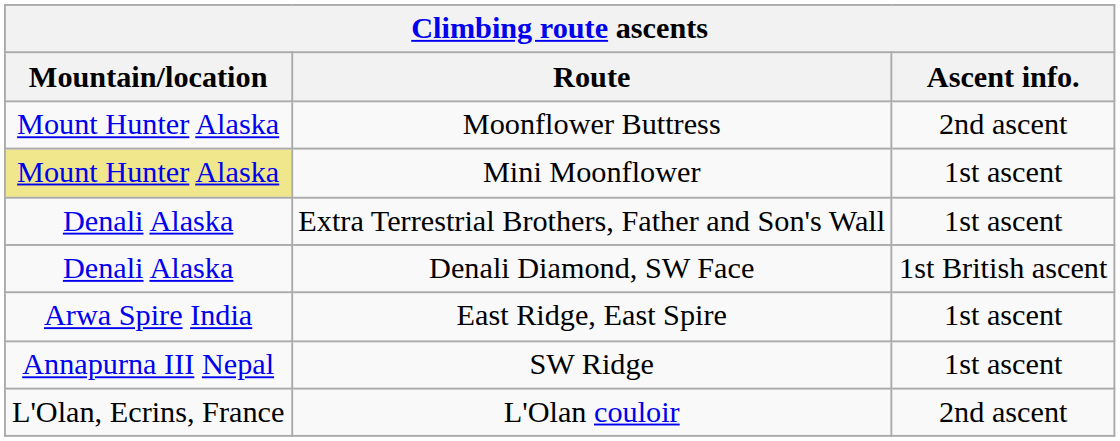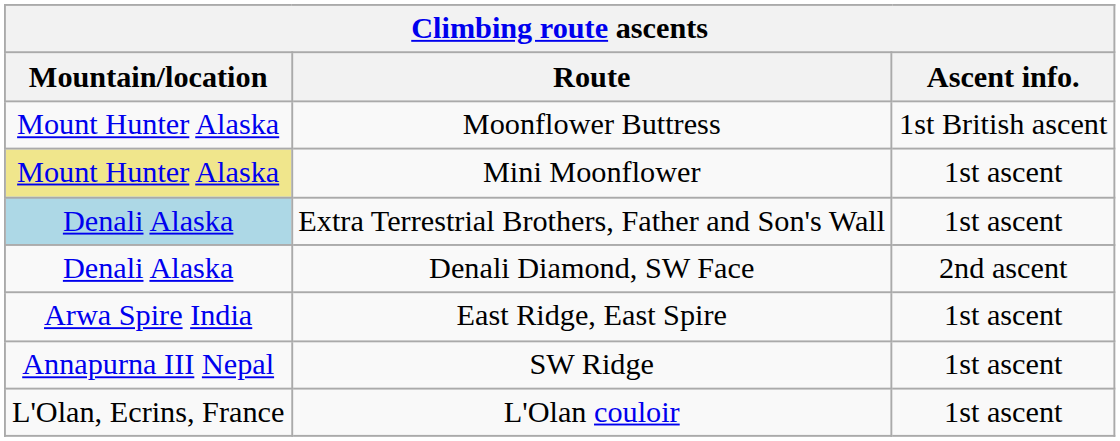(1003, 124) 2nd ascent -> (1003, 124) 1st British ascent
(148, 220) no background -> (148, 220) lightblue background
(1003, 268) 1st British ascent -> (1003, 268) 2nd ascent
(1003, 412) 2nd ascent -> (1003, 412) 1st ascent
